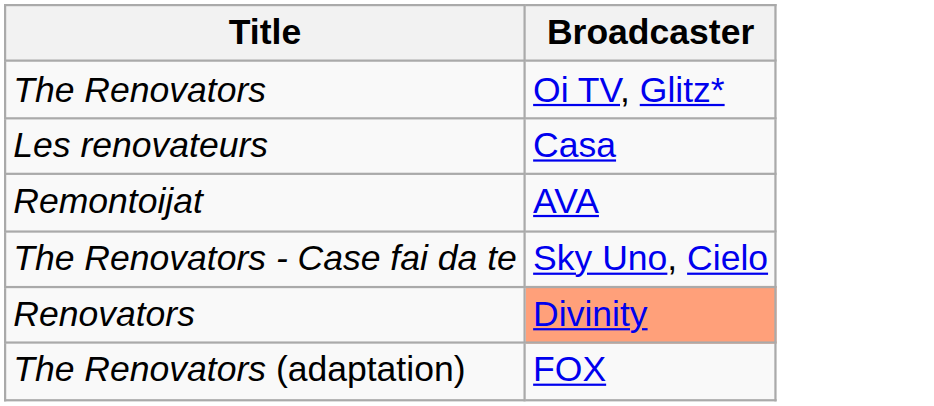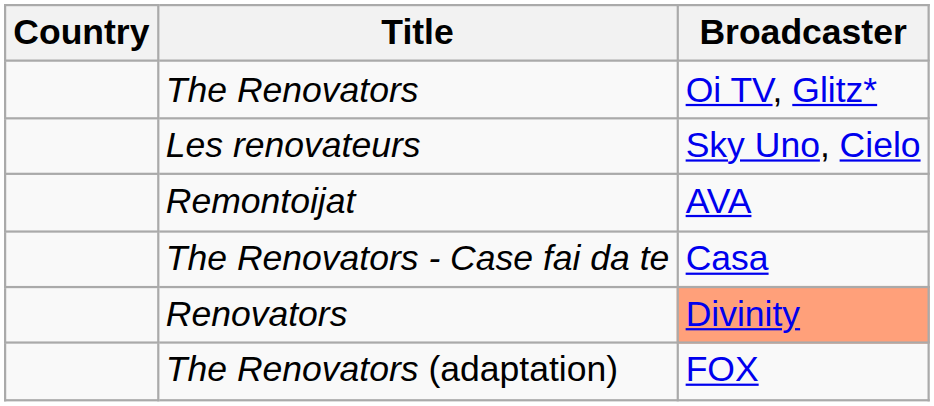+ column: (81, 32)
(575, 145) Casa -> (803, 145) Sky Uno, Cielo
(651, 257) Sky Uno, Cielo -> (727, 257) Casa
